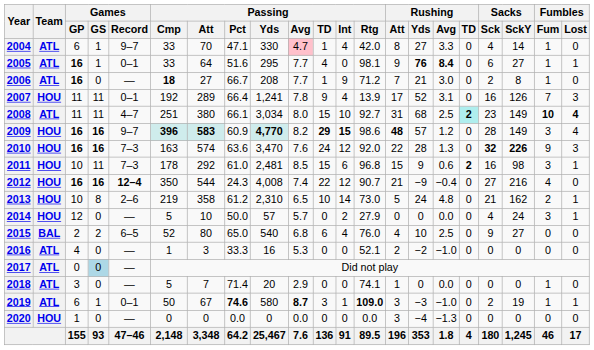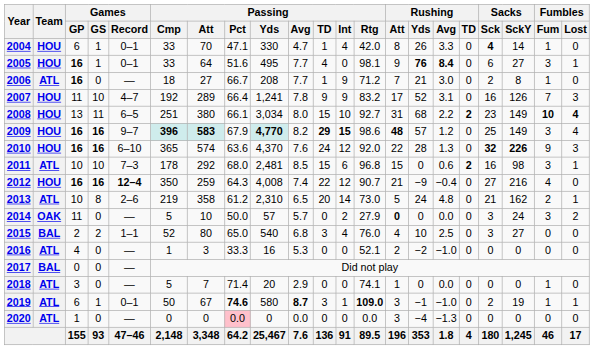(49, 47) ATL -> (49, 47) HOU
(129, 47) 9–7 -> (129, 47) 0–1
(301, 47) pink background -> (301, 47) no background
(421, 47) 27 -> (421, 47) 26
(490, 47) normal -> (490, 47) bold
(49, 64) ATL -> (49, 64) HOU
(269, 64) 295 -> (269, 64) 495
(548, 64) 1 -> (548, 64) 3
(169, 81) bold -> (169, 81) normal
(98, 98) 11 -> (98, 98) 10
(129, 98) 0–1 -> (129, 98) 4–7
(345, 98) 4 -> (345, 98) 9
(370, 98) 13.9 -> (370, 98) 83.2
(49, 115) ATL -> (49, 115) HOU
(77, 115) 11 -> (77, 115) 13
(129, 115) 4–7 -> (129, 115) 6–5
(446, 115) 2.5 -> (446, 115) 2.2
(469, 115) paleturquoise background -> (469, 115) no background
(238, 132) 60.9 -> (238, 132) 67.9
(490, 132) 28 -> (490, 132) 25
(129, 149) 7–3 -> (129, 149) 6–10
(169, 149) 163 -> (169, 149) 365
(269, 149) 3,470 -> (269, 149) 4,370
(49, 166) HOU -> (49, 166) ATL
(98, 166) 11 -> (98, 166) 10
(238, 166) 61.0 -> (238, 166) 68.0
(421, 166) 9 -> (421, 166) 0
(206, 183) 544 -> (206, 183) 259
(238, 183) 24.3 -> (238, 183) 64.3
(49, 200) HOU -> (49, 200) ATL
(324, 200) 10 -> (324, 200) 20
(49, 217) HOU -> (49, 217) OAK
(77, 217) 12 -> (77, 217) 11
(397, 217) normal -> (397, 217) bold
(490, 217) 4 -> (490, 217) 3
(576, 217) 1 -> (576, 217) 2
(129, 234) 6–5 -> (129, 234) 1–1
(324, 234) 6 -> (324, 234) 3
(490, 234) 9 -> (490, 234) 3
(49, 268) ATL -> (49, 268) BAL
(98, 268) lightblue background -> (98, 268) no background
(421, 302) −3 -> (421, 302) −1
(49, 319) HOU -> (49, 319) ATL
(238, 319) no background -> (238, 319) pink background
